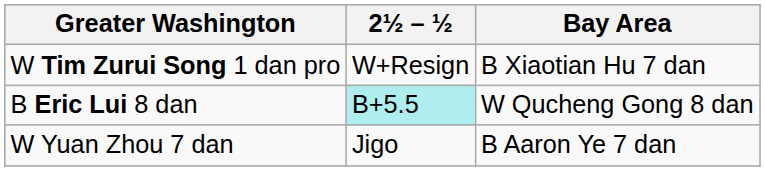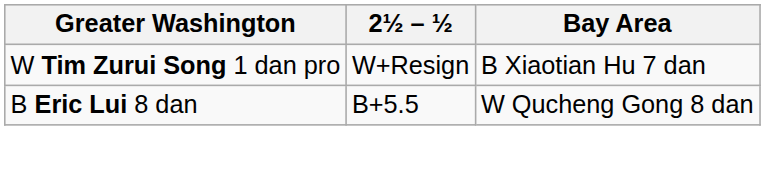(385, 104) paleturquoise background -> (385, 104) no background
- row: (122, 144)
